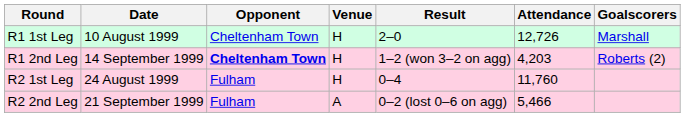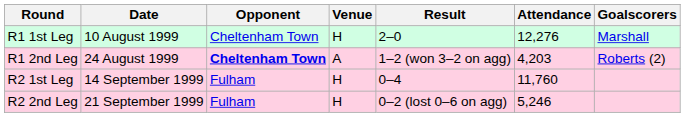(538, 36) 12,726 -> (538, 36) 12,276
(144, 58) 14 September 1999 -> (131, 58) 24 August 1999
(337, 58) H -> (337, 58) A
(131, 79) 24 August 1999 -> (144, 79) 14 September 1999
(337, 101) A -> (337, 101) H
(534, 101) 5,466 -> (534, 101) 5,246
